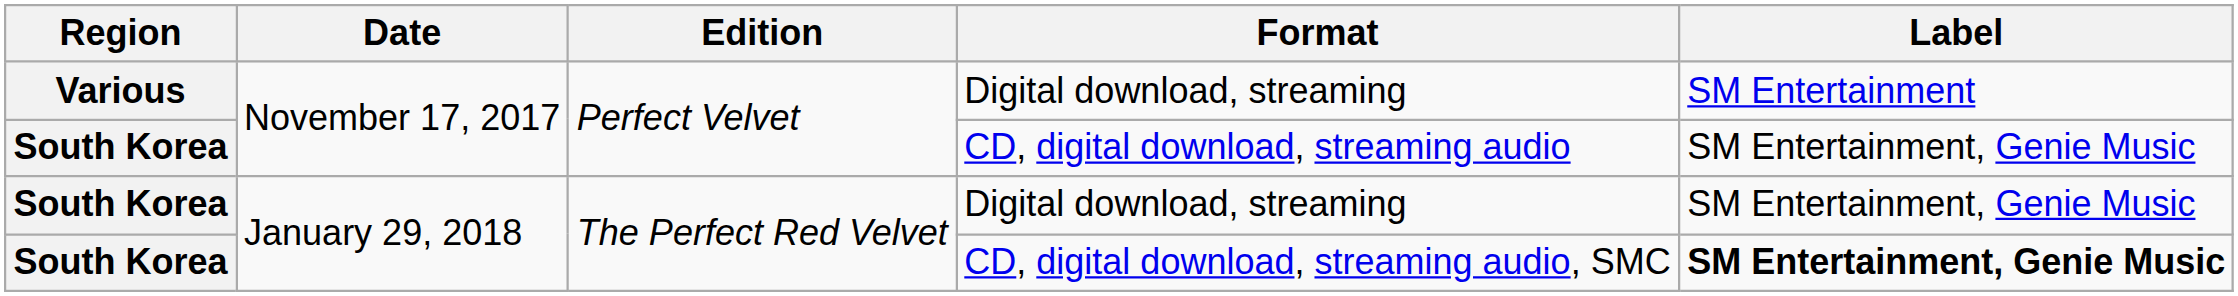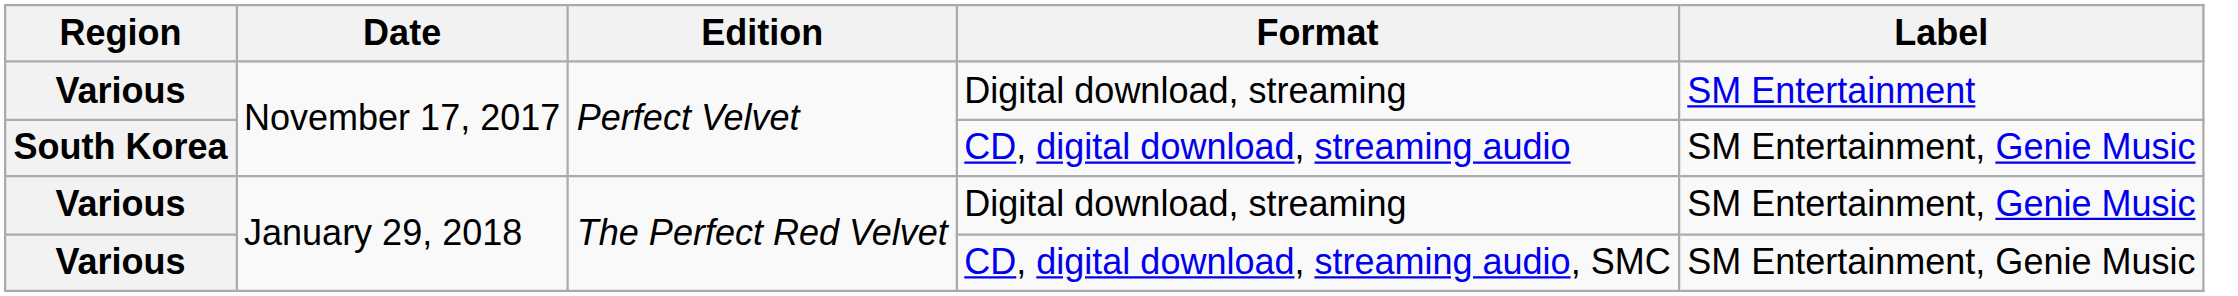(120, 204) South Korea -> (120, 204) Various
(120, 261) South Korea -> (120, 261) Various
(1956, 261) bold -> (1941, 261) normal
